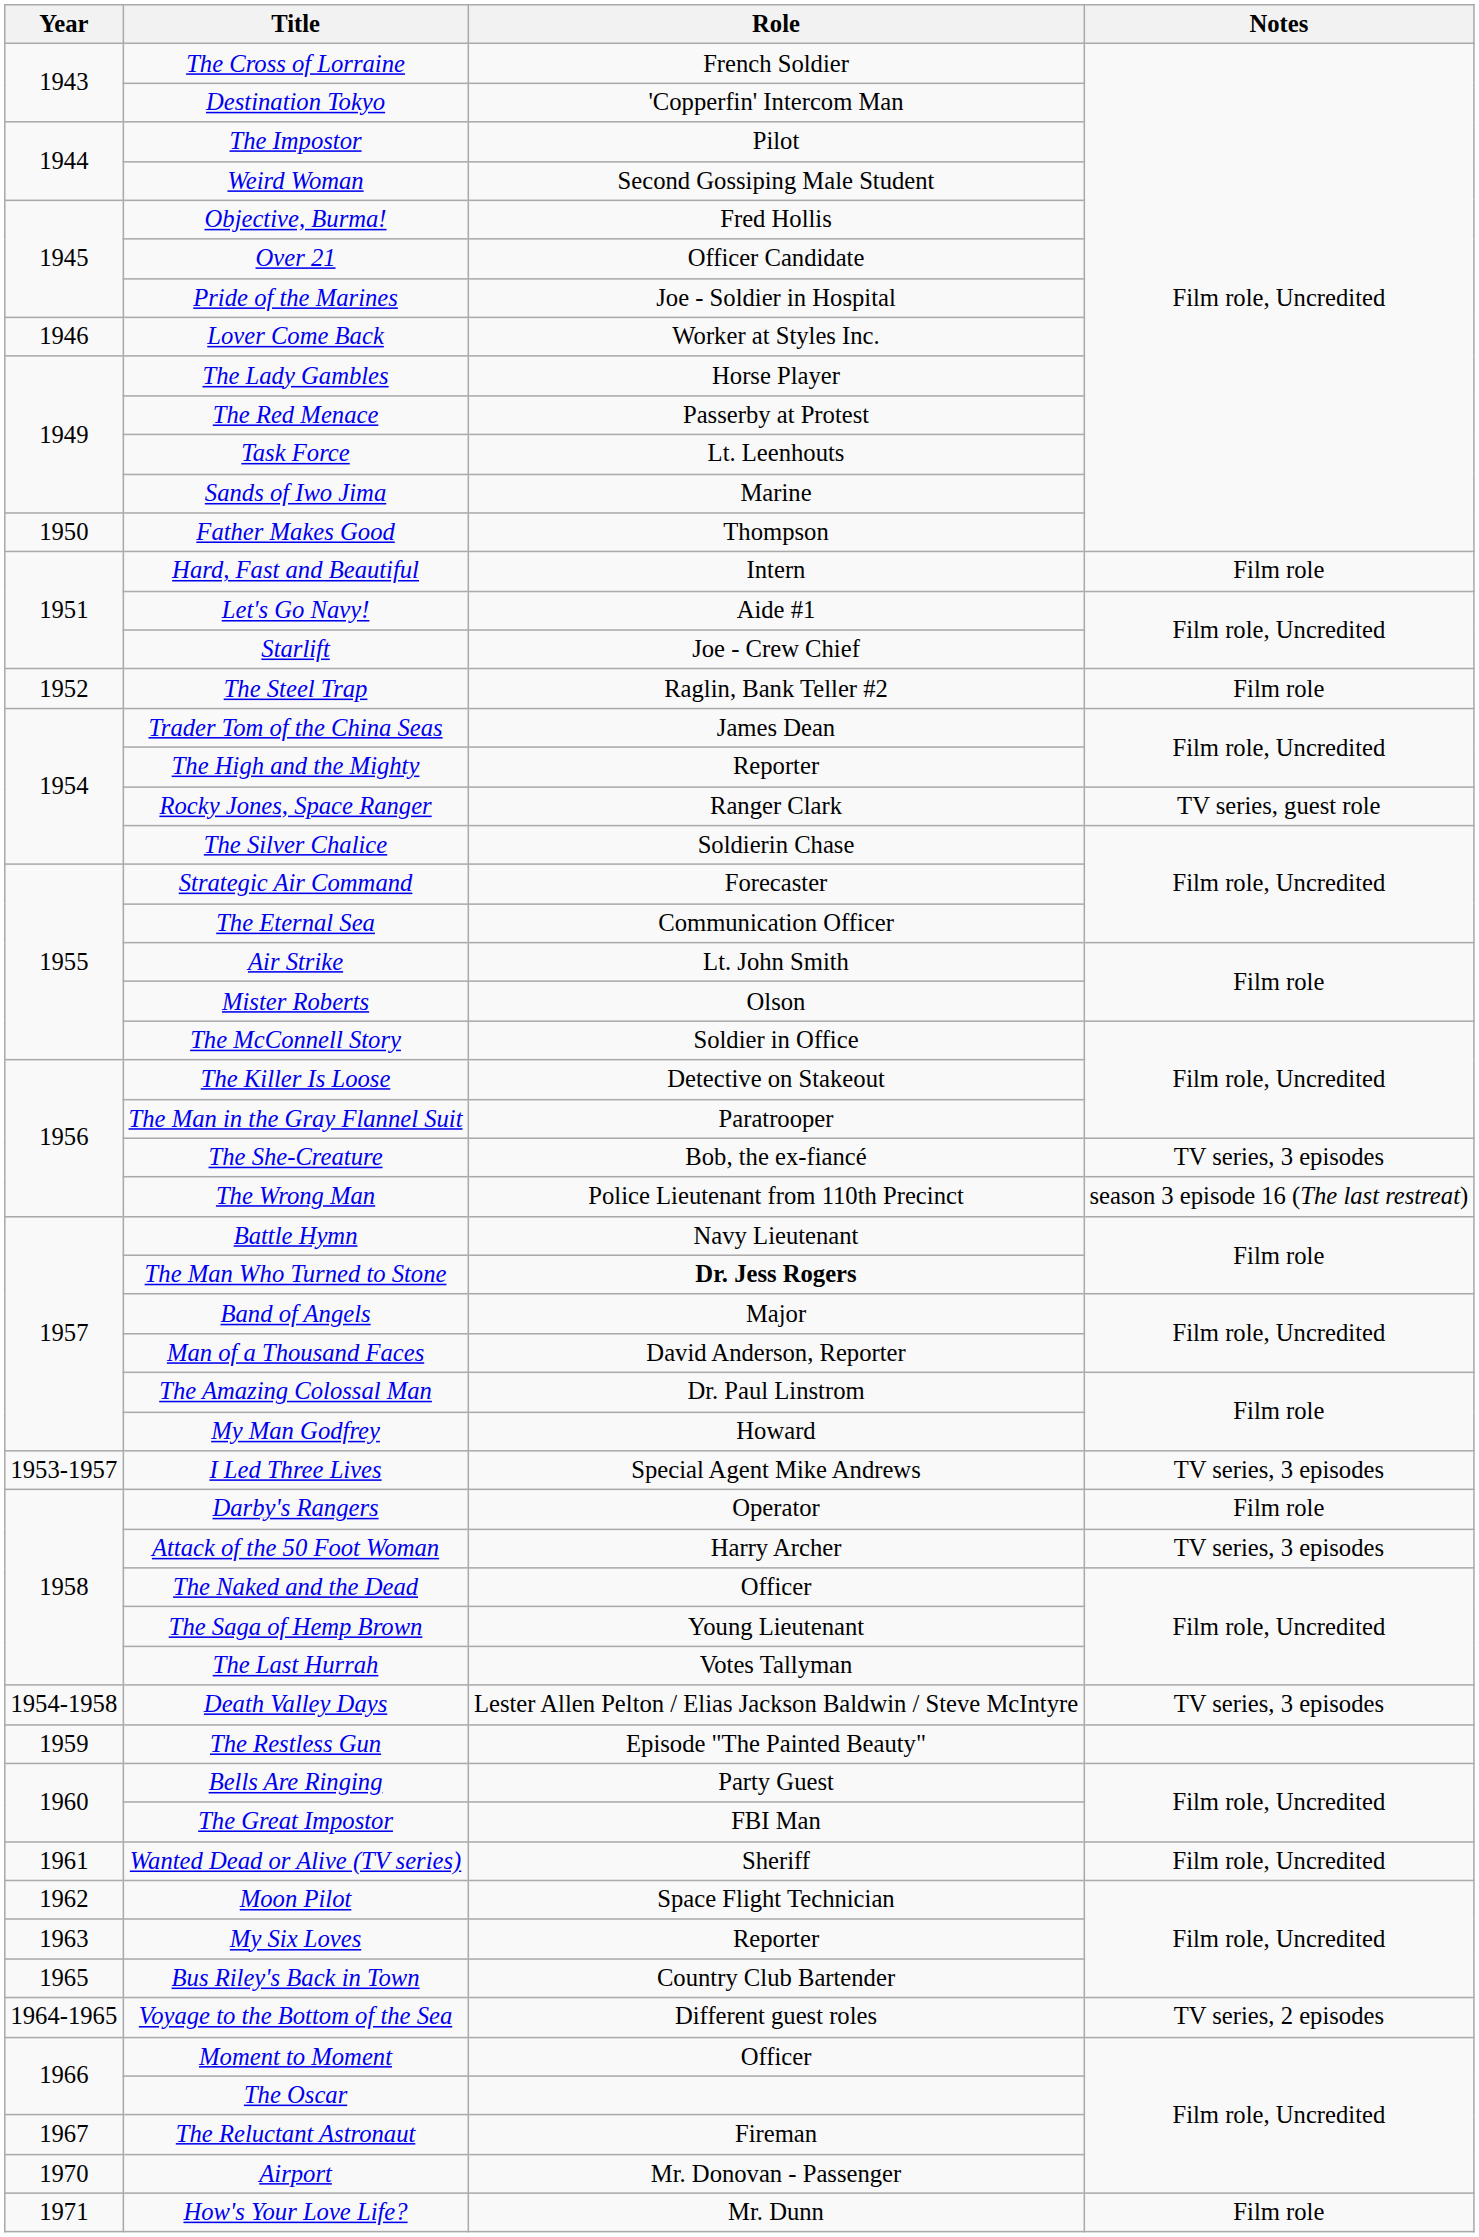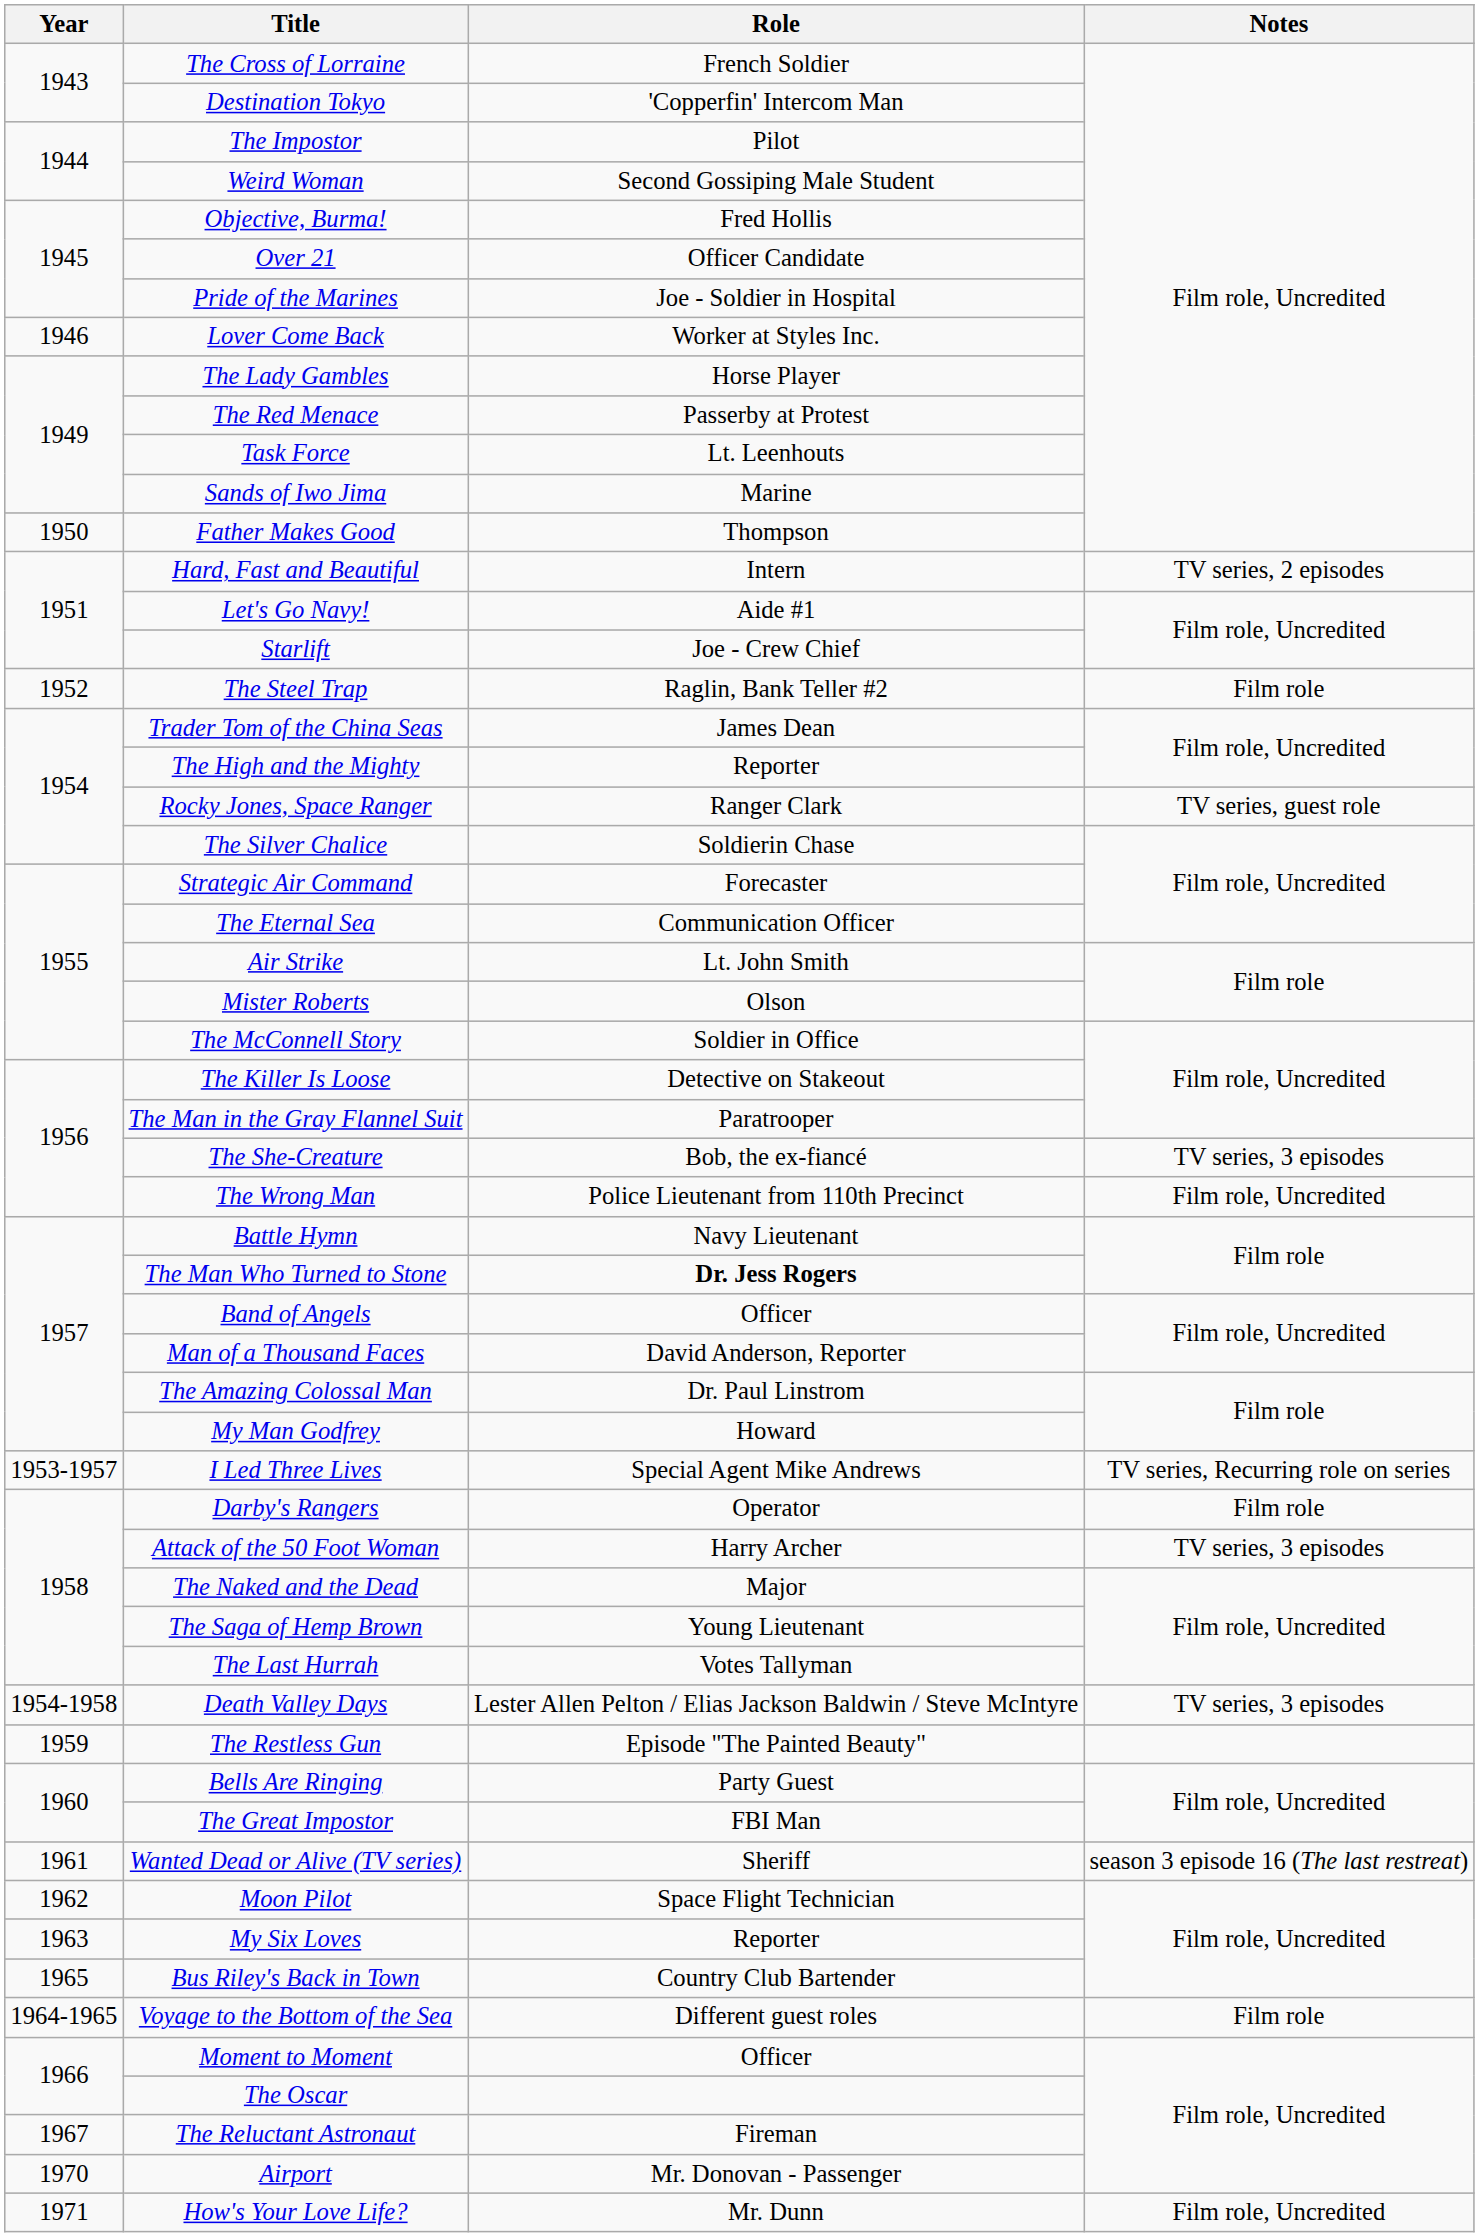(1279, 571) Film role -> (1279, 571) TV series, 2 episodes
(1279, 1196) season 3 episode 16 (The last restreat) -> (1279, 1196) Film role, Uncredited
(776, 1313) Major -> (776, 1313) Officer
(1279, 1469) TV series, 3 episodes -> (1279, 1469) TV series, Recurring role on series
(776, 1587) Officer -> (776, 1587) Major
(1279, 1860) Film role, Uncredited -> (1279, 1860) season 3 episode 16 (The last restreat)
(1279, 2016) TV series, 2 episodes -> (1279, 2016) Film role
(1279, 2212) Film role -> (1279, 2212) Film role, Uncredited
